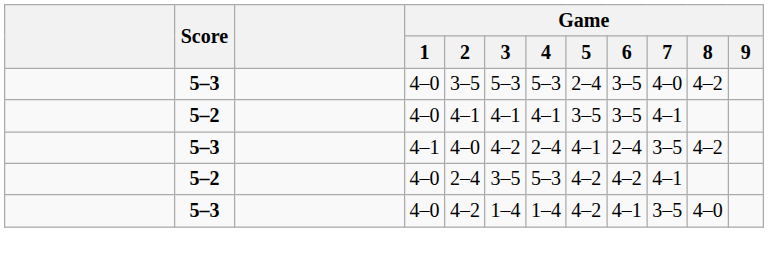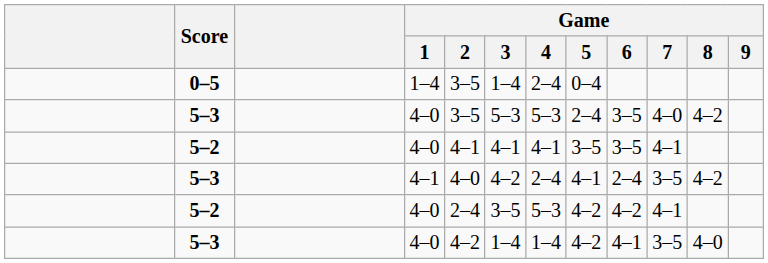+ row: (204, 83)
